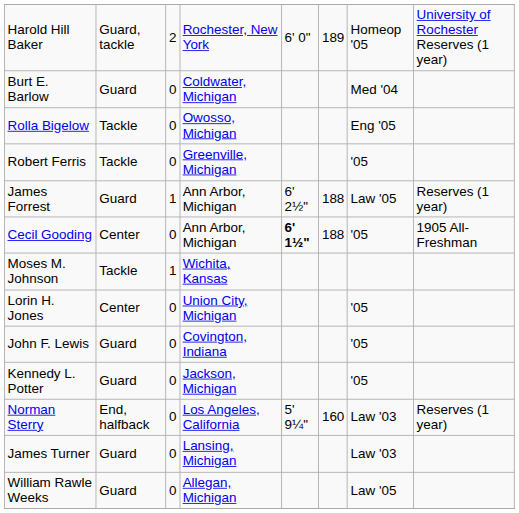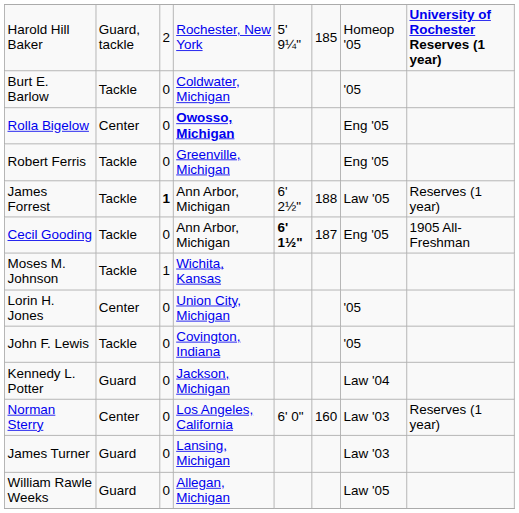(297, 37) 6' 0" -> (289, 37) 5' 9¼"
(333, 37) 189 -> (326, 37) 185
(454, 37) normal -> (450, 37) bold
(118, 89) Guard -> (118, 89) Tackle
(374, 89) Med '04 -> (352, 89) '05
(118, 125) Tackle -> (119, 125) Center
(210, 125) normal -> (205, 125) bold
(359, 162) '05 -> (366, 162) Eng '05
(118, 198) Guard -> (118, 198) Tackle
(173, 198) normal -> (166, 198) bold
(119, 235) Center -> (118, 235) Tackle
(333, 235) 188 -> (326, 235) 187
(359, 235) '05 -> (366, 235) Eng '05
(118, 344) Guard -> (118, 344) Tackle
(359, 380) '05 -> (366, 380) Law '04
(124, 417) End, halfback -> (119, 417) Center
(296, 417) 5' 9¼" -> (291, 417) 6' 0"
